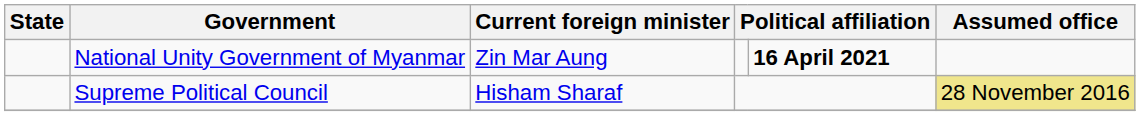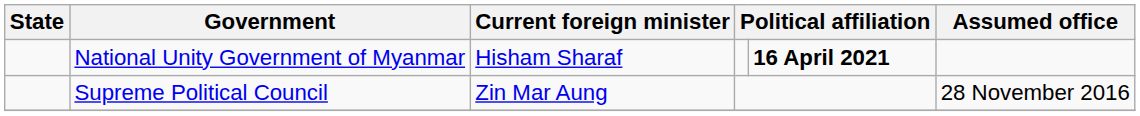(541, 57) Zin Mar Aung -> (549, 57) Hisham Sharaf
(549, 92) Hisham Sharaf -> (541, 92) Zin Mar Aung
(1035, 92) khaki background -> (1035, 92) no background
